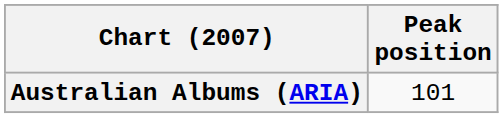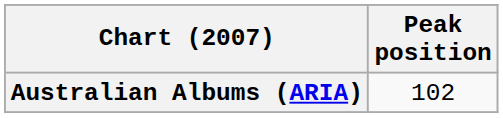(433, 93) 101 -> (433, 93) 102
